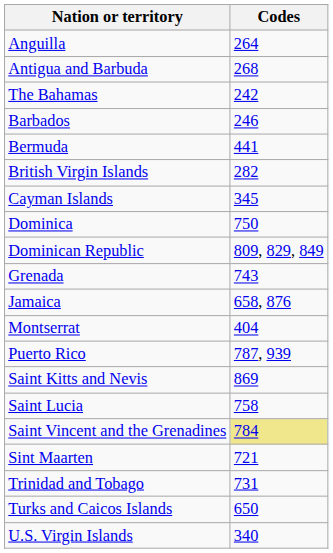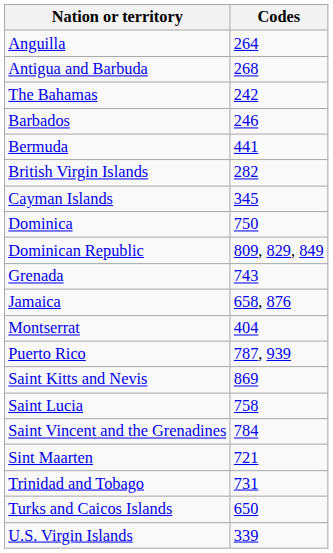(246, 431) khaki background -> (246, 431) no background
(246, 535) 340 -> (246, 535) 339
